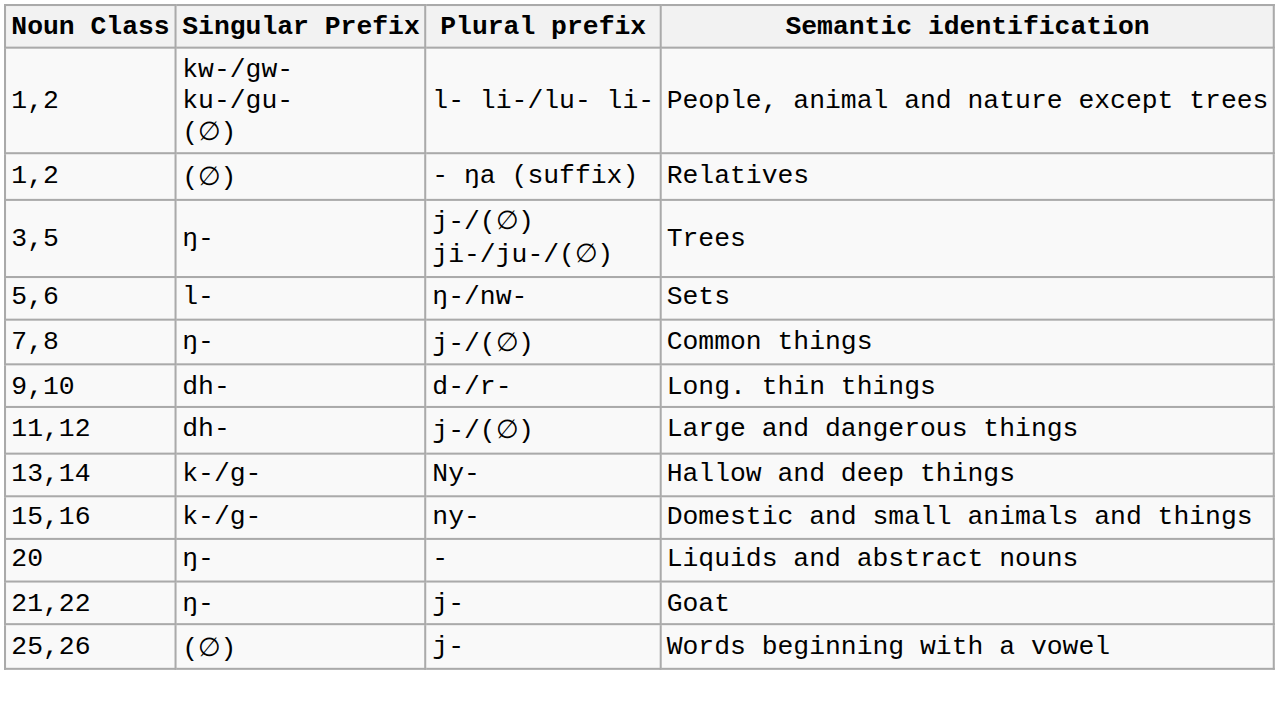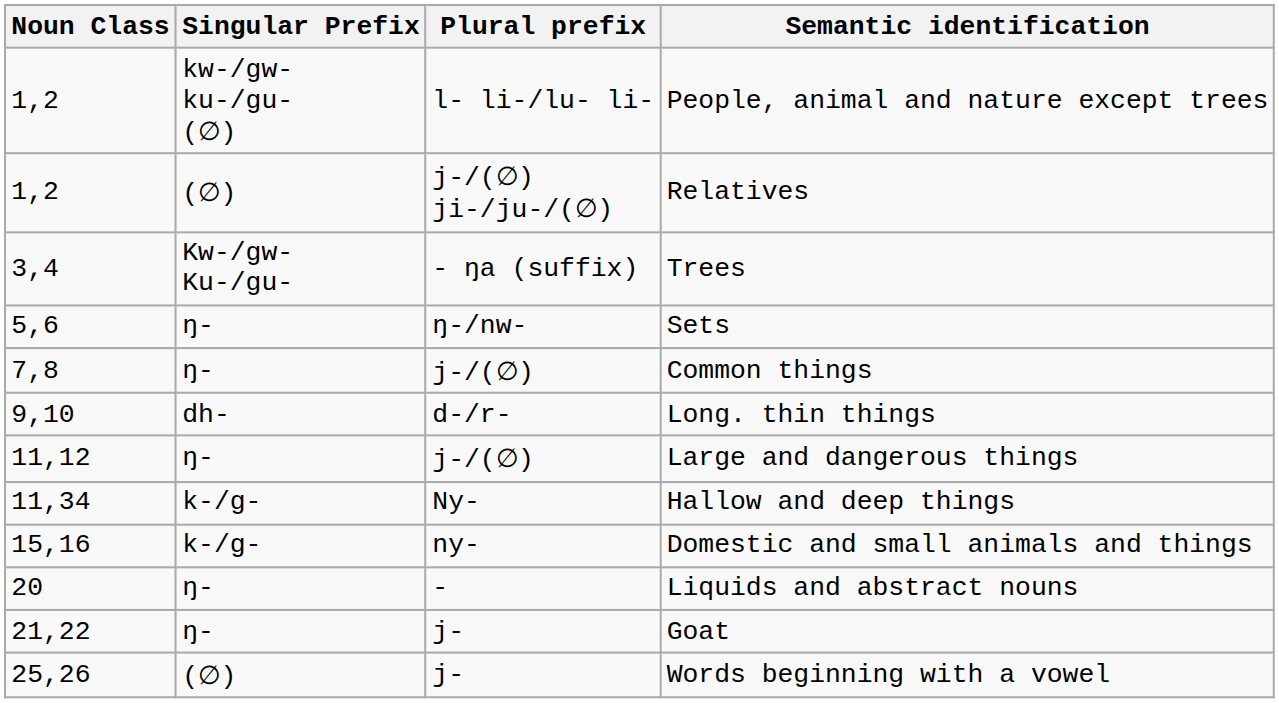(535, 176) - ŋa (suffix) -> (523, 194) j-/(∅) ji-/ju-/(∅)
(35, 238) 3,5 -> (35, 268) 3,4
(198, 238) ŋ- -> (238, 268) Kw-/gw- Ku-/gu-
(523, 239) j-/(∅) ji-/ju-/(∅) -> (535, 268) - ŋa (suffix)
(198, 298) l- -> (198, 326) ŋ-
(206, 430) dh- -> (198, 459) ŋ-
(51, 474) 13,14 -> (51, 503) 11,34
